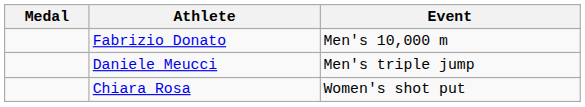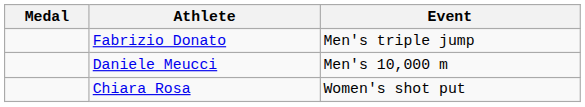(386, 41) Men's 10,000 m -> (399, 41) Men's triple jump
(399, 65) Men's triple jump -> (386, 65) Men's 10,000 m
